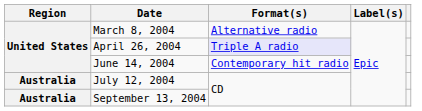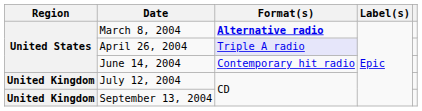(264, 30) normal -> (270, 30) bold
(48, 81) Australia -> (51, 81) United Kingdom
(48, 98) Australia -> (51, 98) United Kingdom
